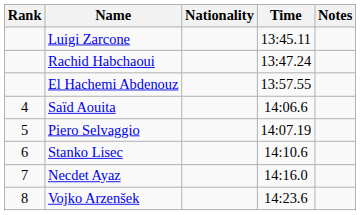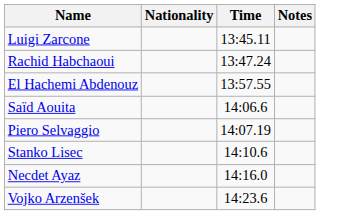- column: (25, 15)
